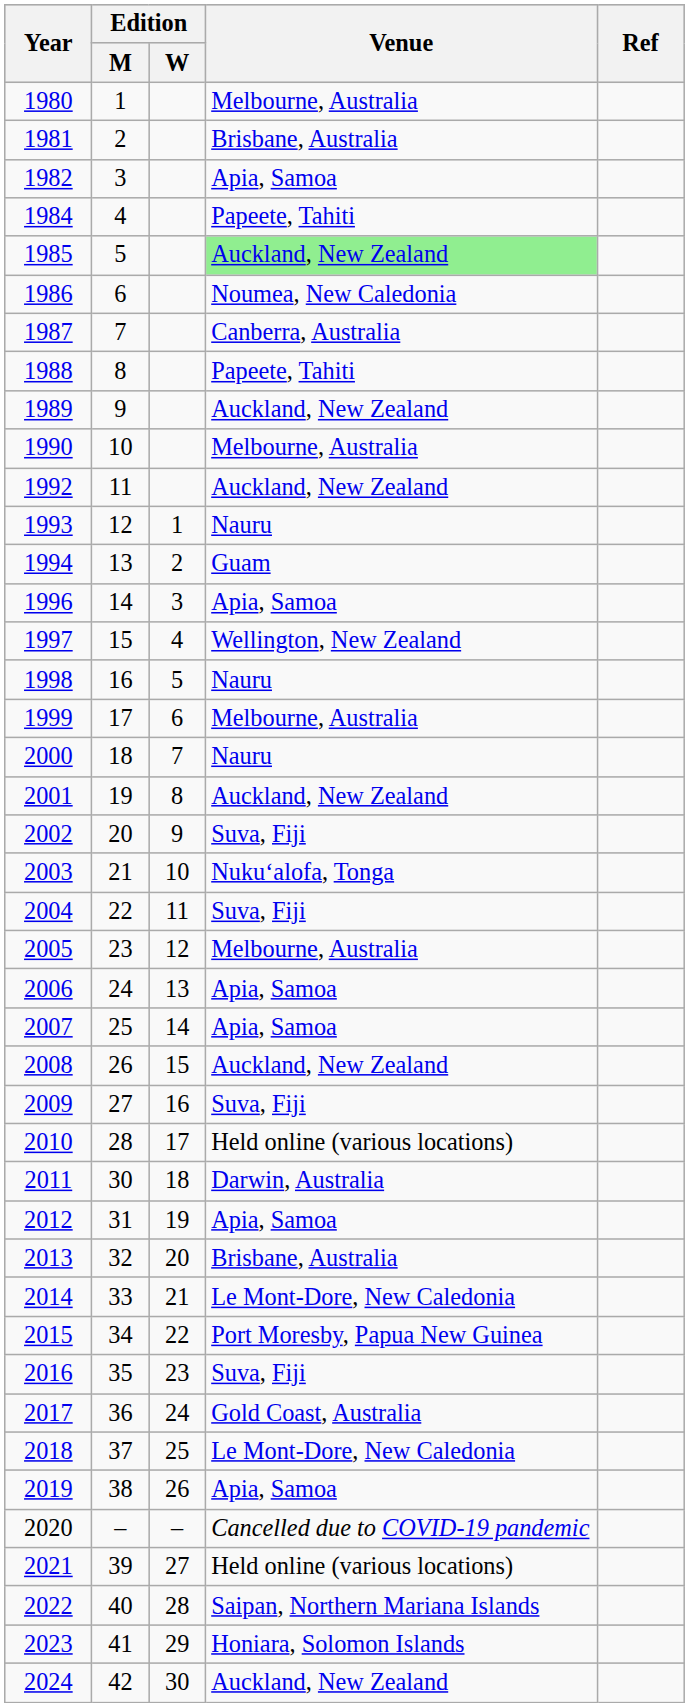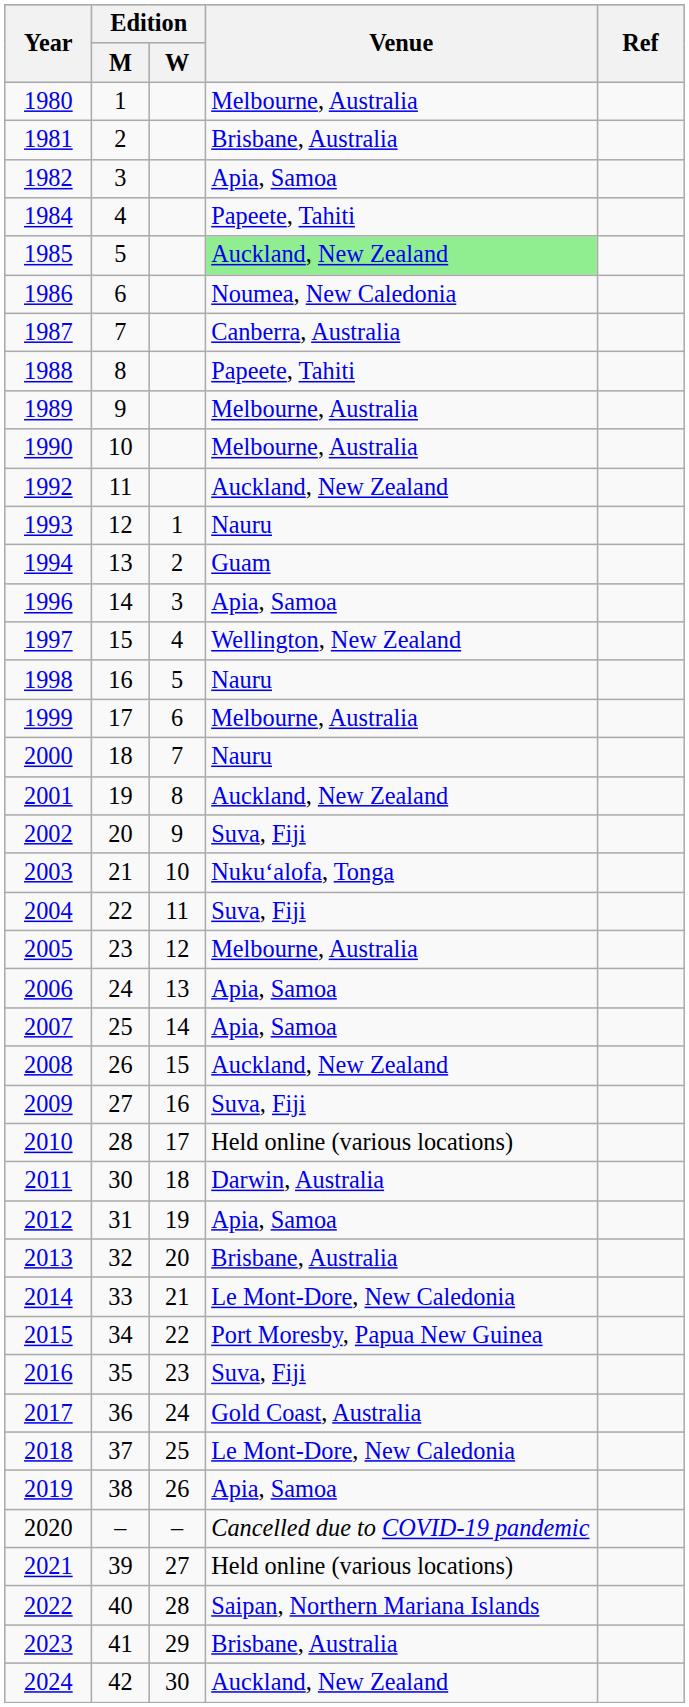(330, 409) Auckland, New Zealand -> (315, 409) Melbourne, Australia
(338, 1643) Honiara, Solomon Islands -> (304, 1643) Brisbane, Australia
